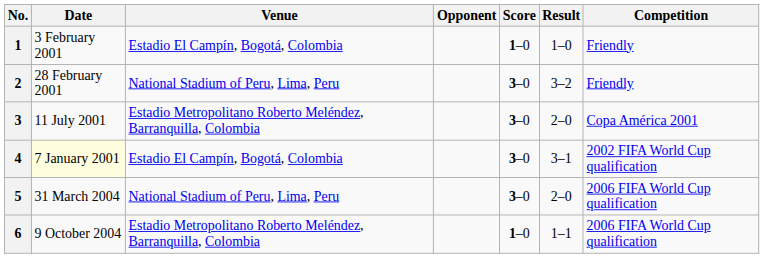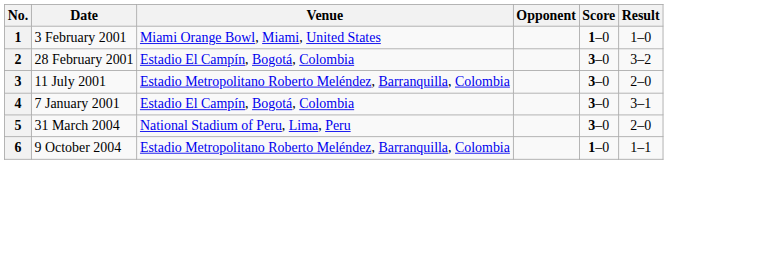- column: (671, 15)
(236, 45) Estadio El Campín, Bogotá, Colombia -> (260, 37) Miami Orange Bowl, Miami, United States
(234, 83) National Stadium of Peru, Lima, Peru -> (247, 59) Estadio El Campín, Bogotá, Colombia
(77, 158) lightyellow background -> (77, 103) no background
